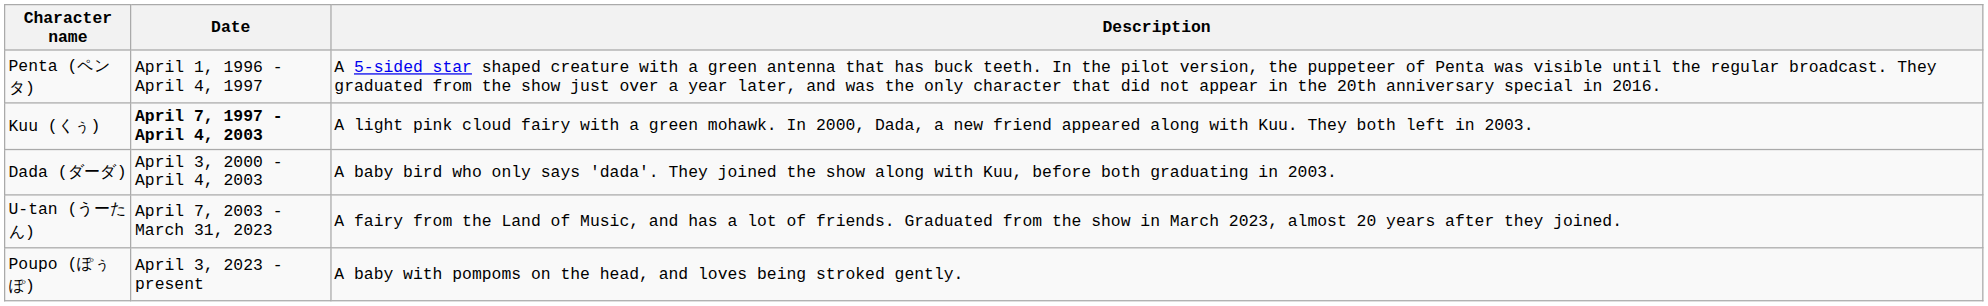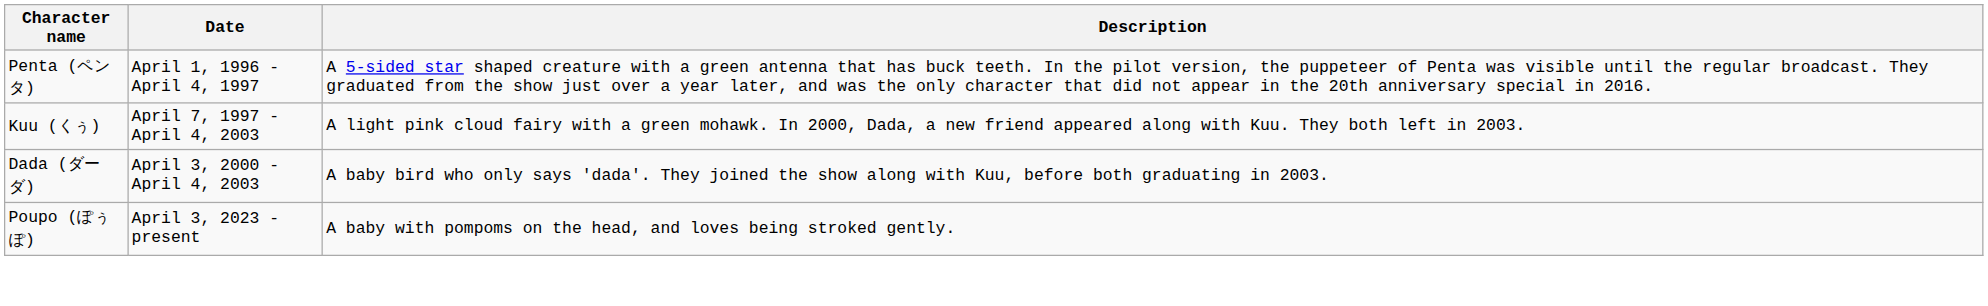(209, 126) bold -> (205, 126) normal
- row: (68, 222)
